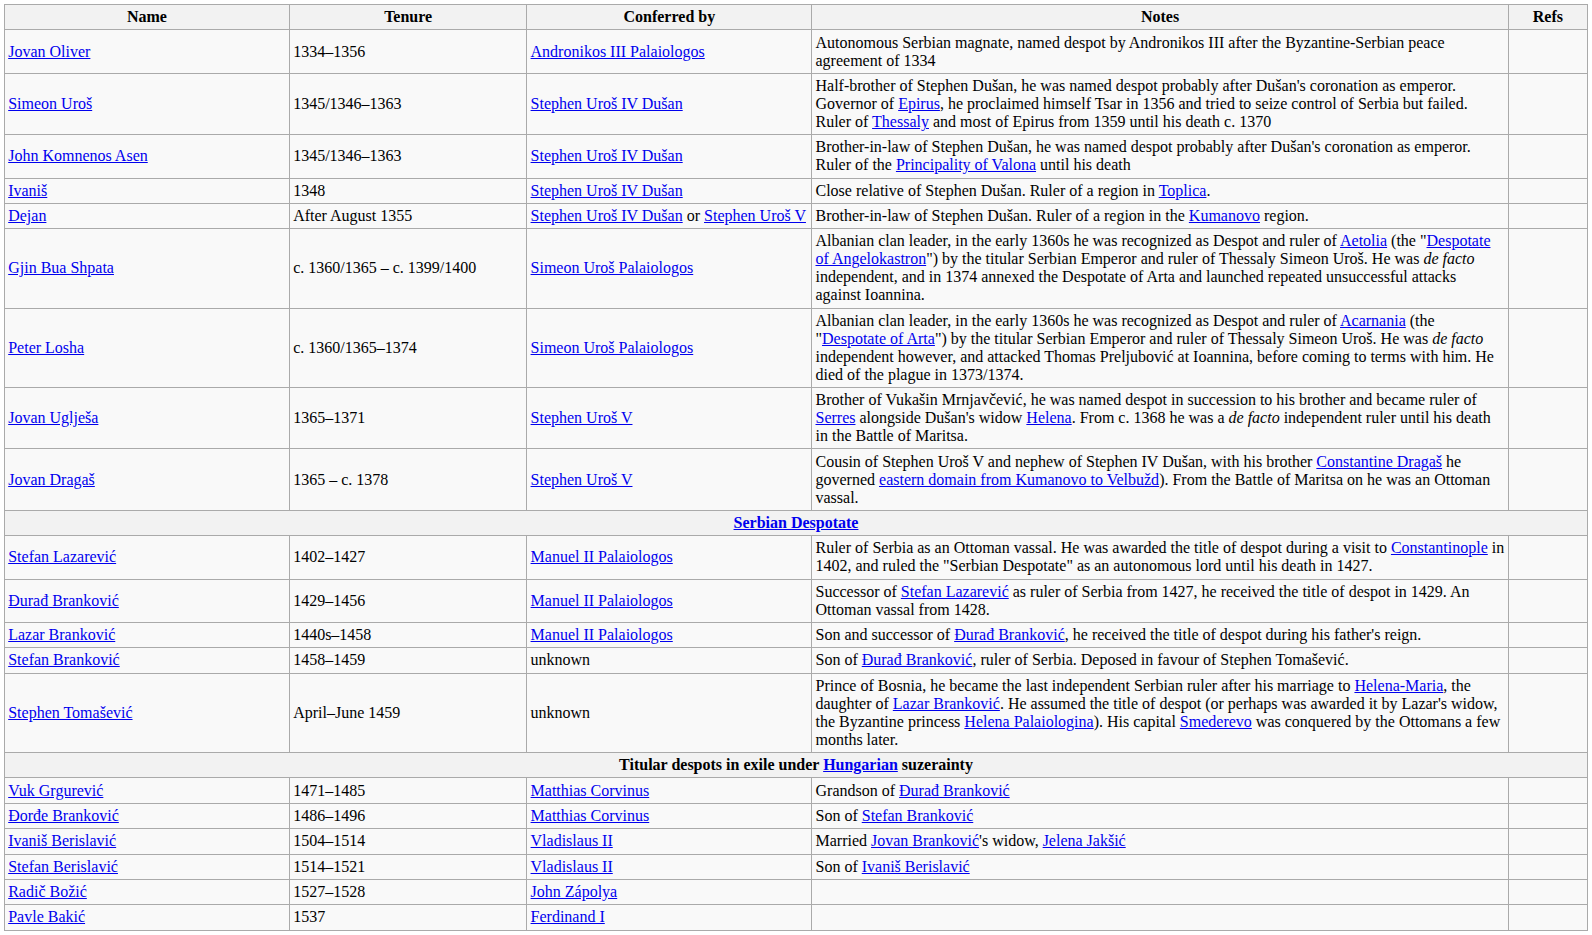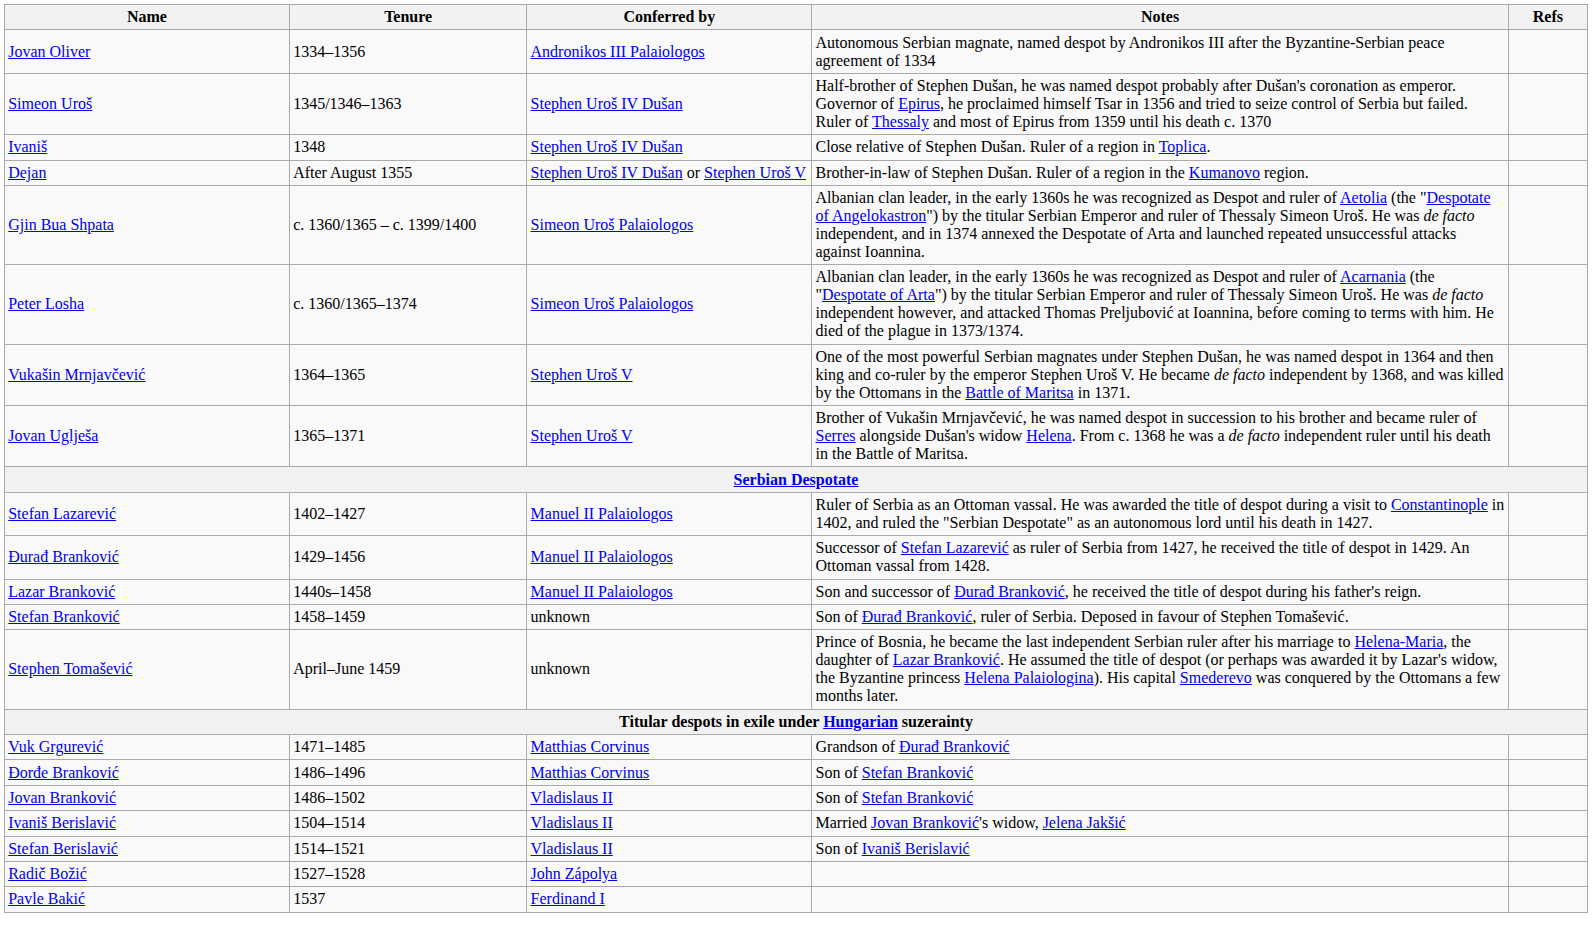- row: (78, 156)
+ row: (77, 374)
- row: (52, 479)
+ row: (62, 797)
